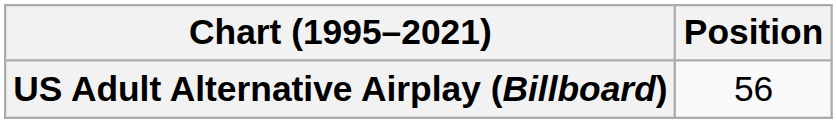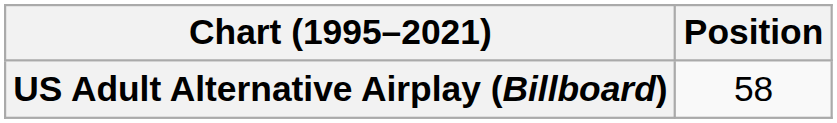(754, 88) 56 -> (754, 88) 58
